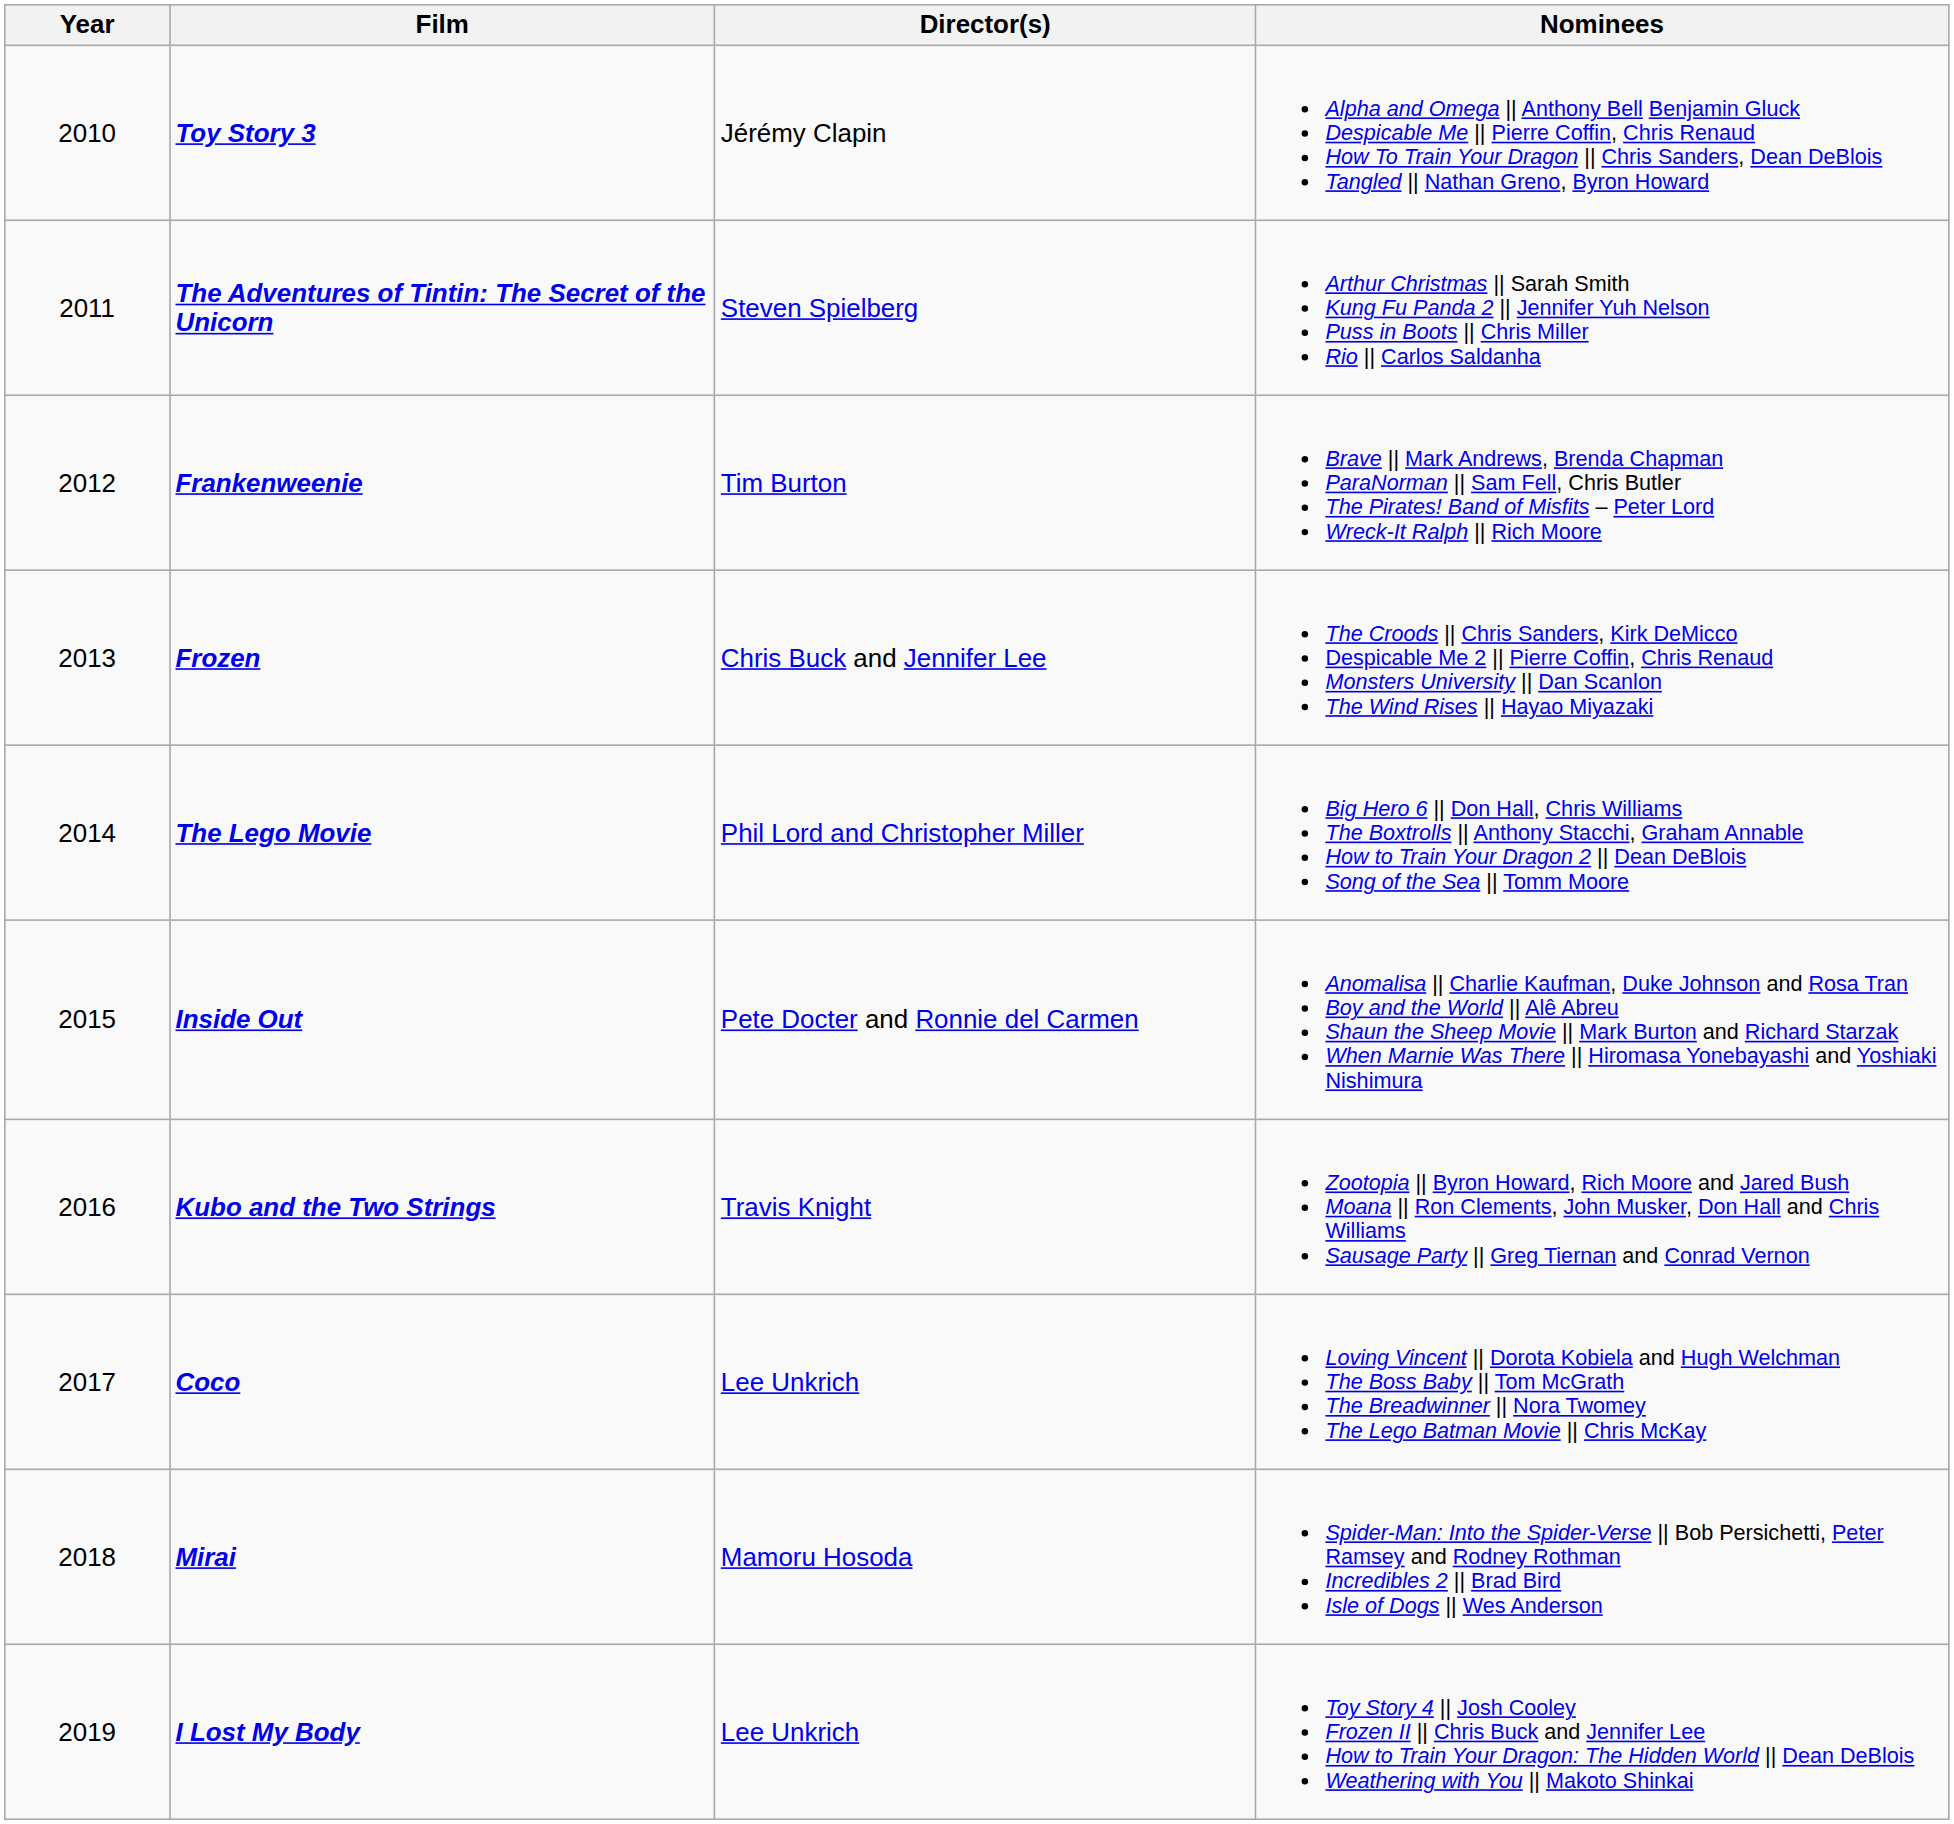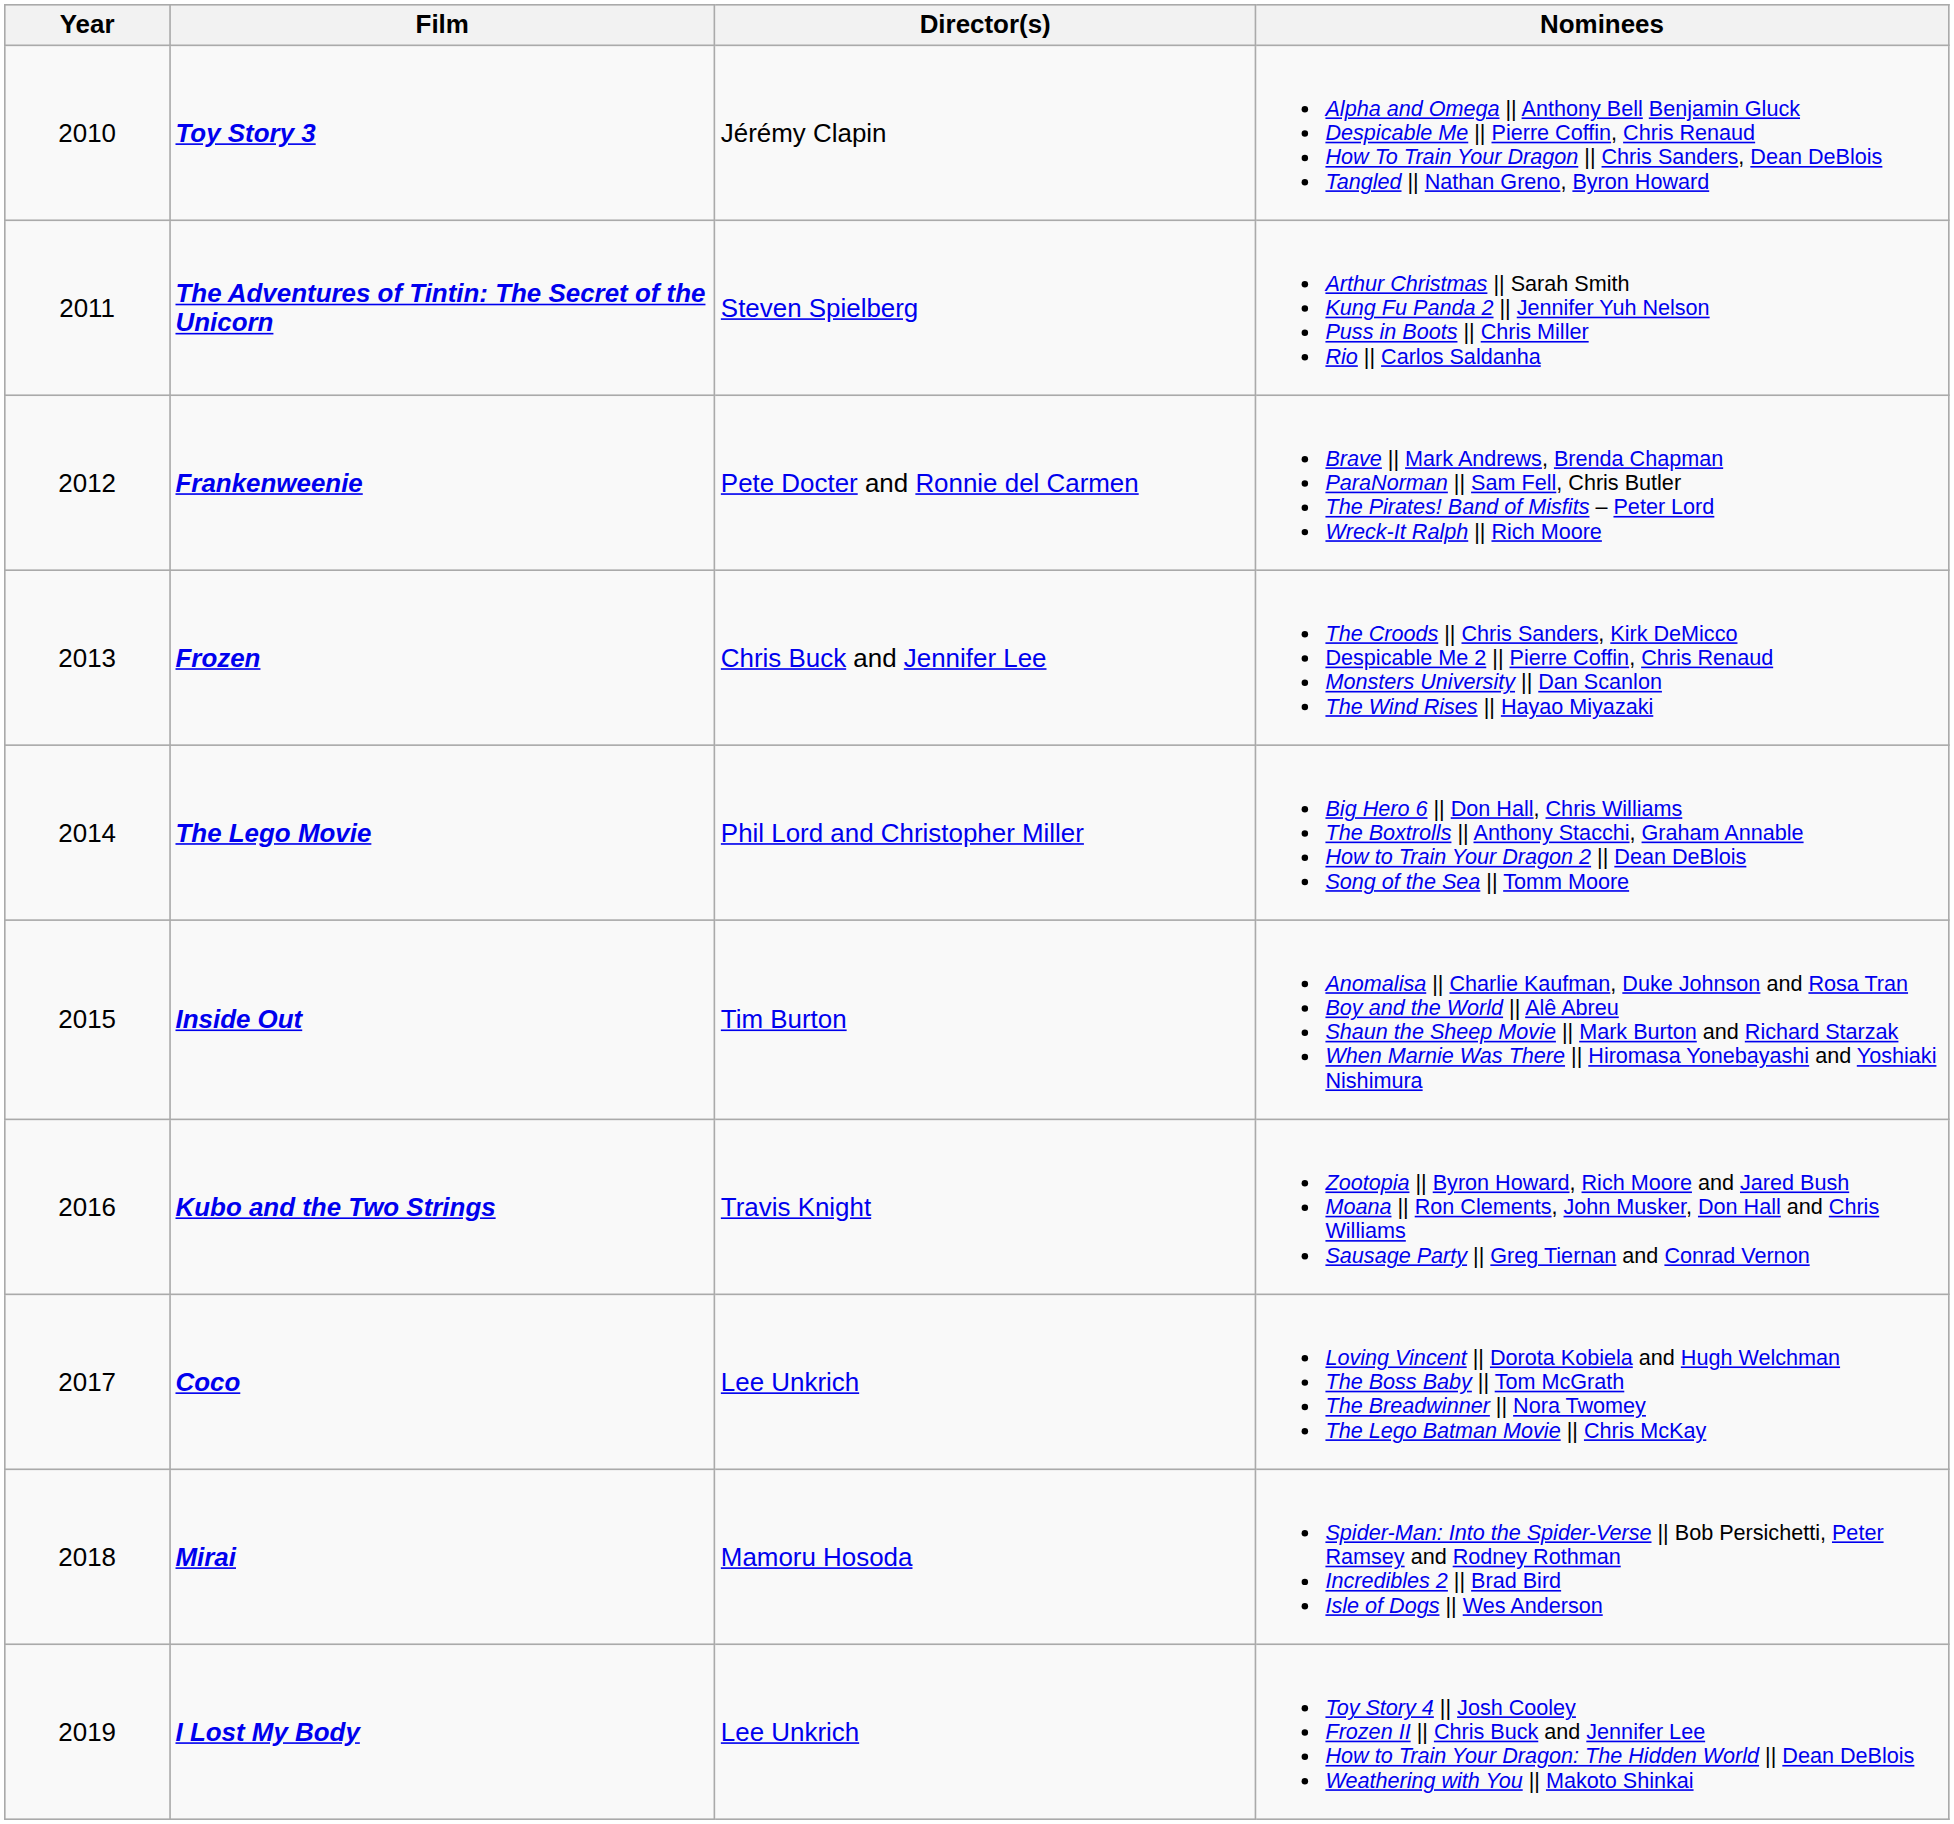(784, 482) Tim Burton -> (930, 482) Pete Docter and Ronnie del Carmen
(930, 1019) Pete Docter and Ronnie del Carmen -> (784, 1019) Tim Burton
